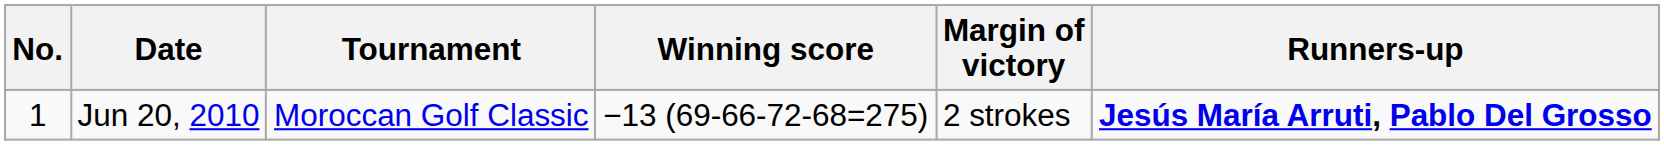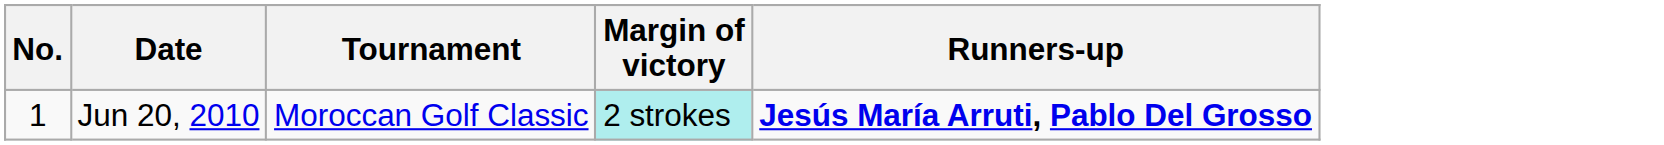- column: (766, 48)
(1007, 115) no background -> (667, 115) paleturquoise background
